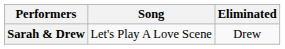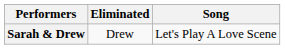columns swapped: (151, 14) <-> (247, 14)
